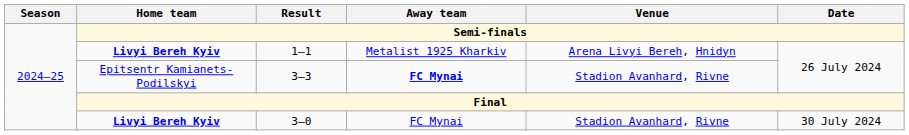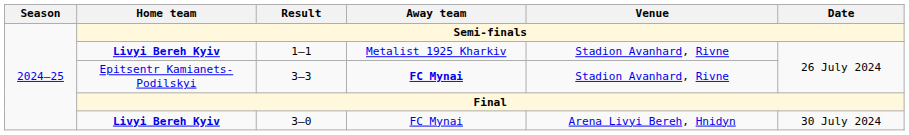(652, 51) Arena Livyi Bereh, Hnidyn -> (652, 51) Stadion Avanhard, Rivne
(652, 120) Stadion Avanhard, Rivne -> (652, 120) Arena Livyi Bereh, Hnidyn
